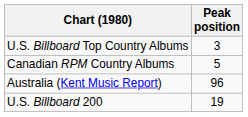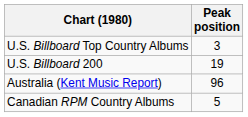rows swapped: (55, 102) <-> (91, 64)
